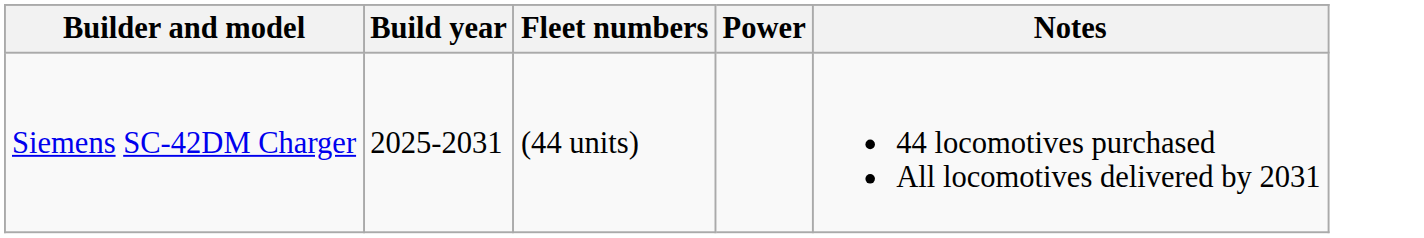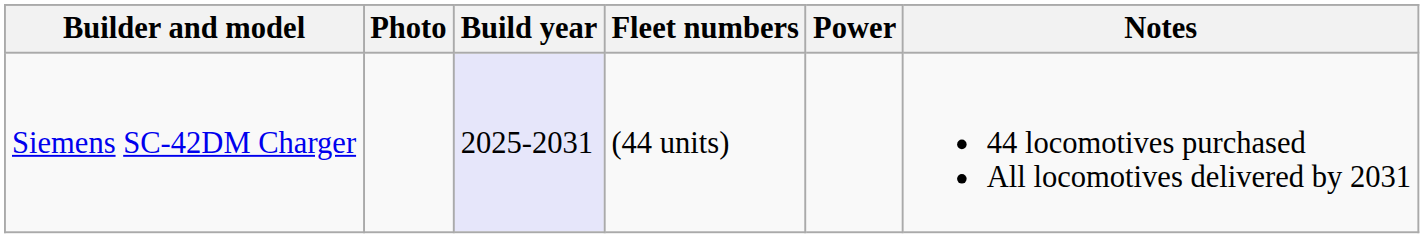+ column: (408, 28)
(436, 142) no background -> (527, 142) lavender background
